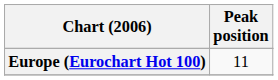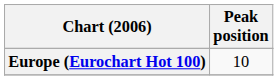(241, 61) 11 -> (241, 61) 10
